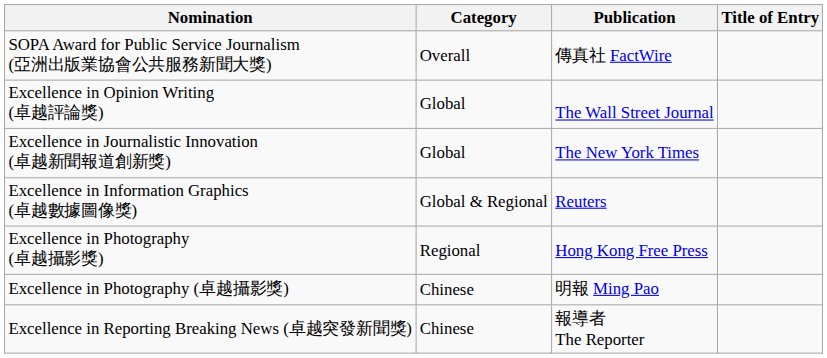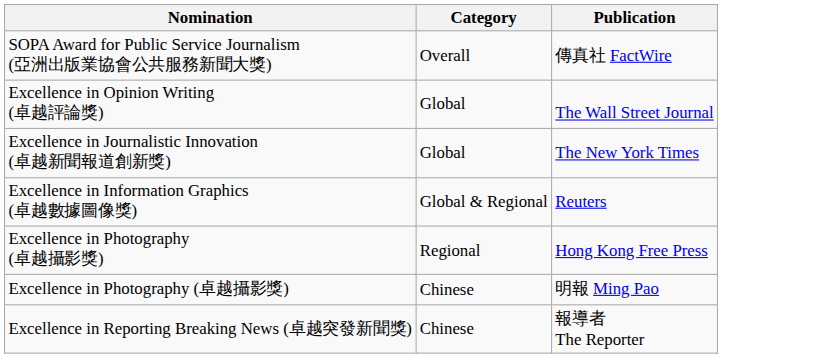- column: (770, 17)
